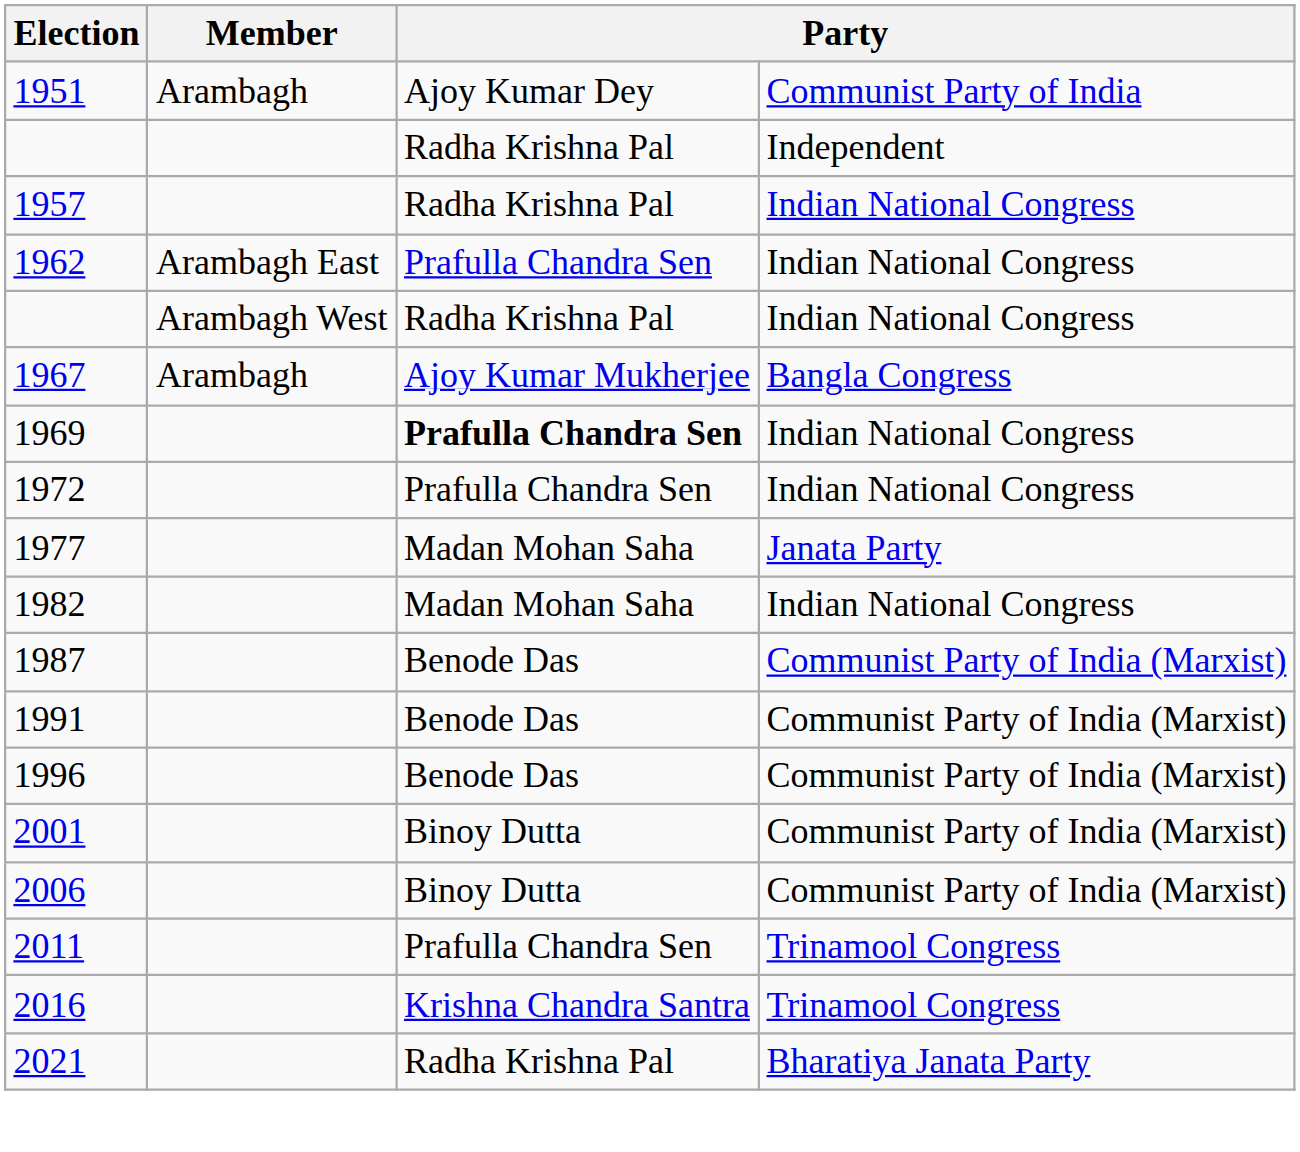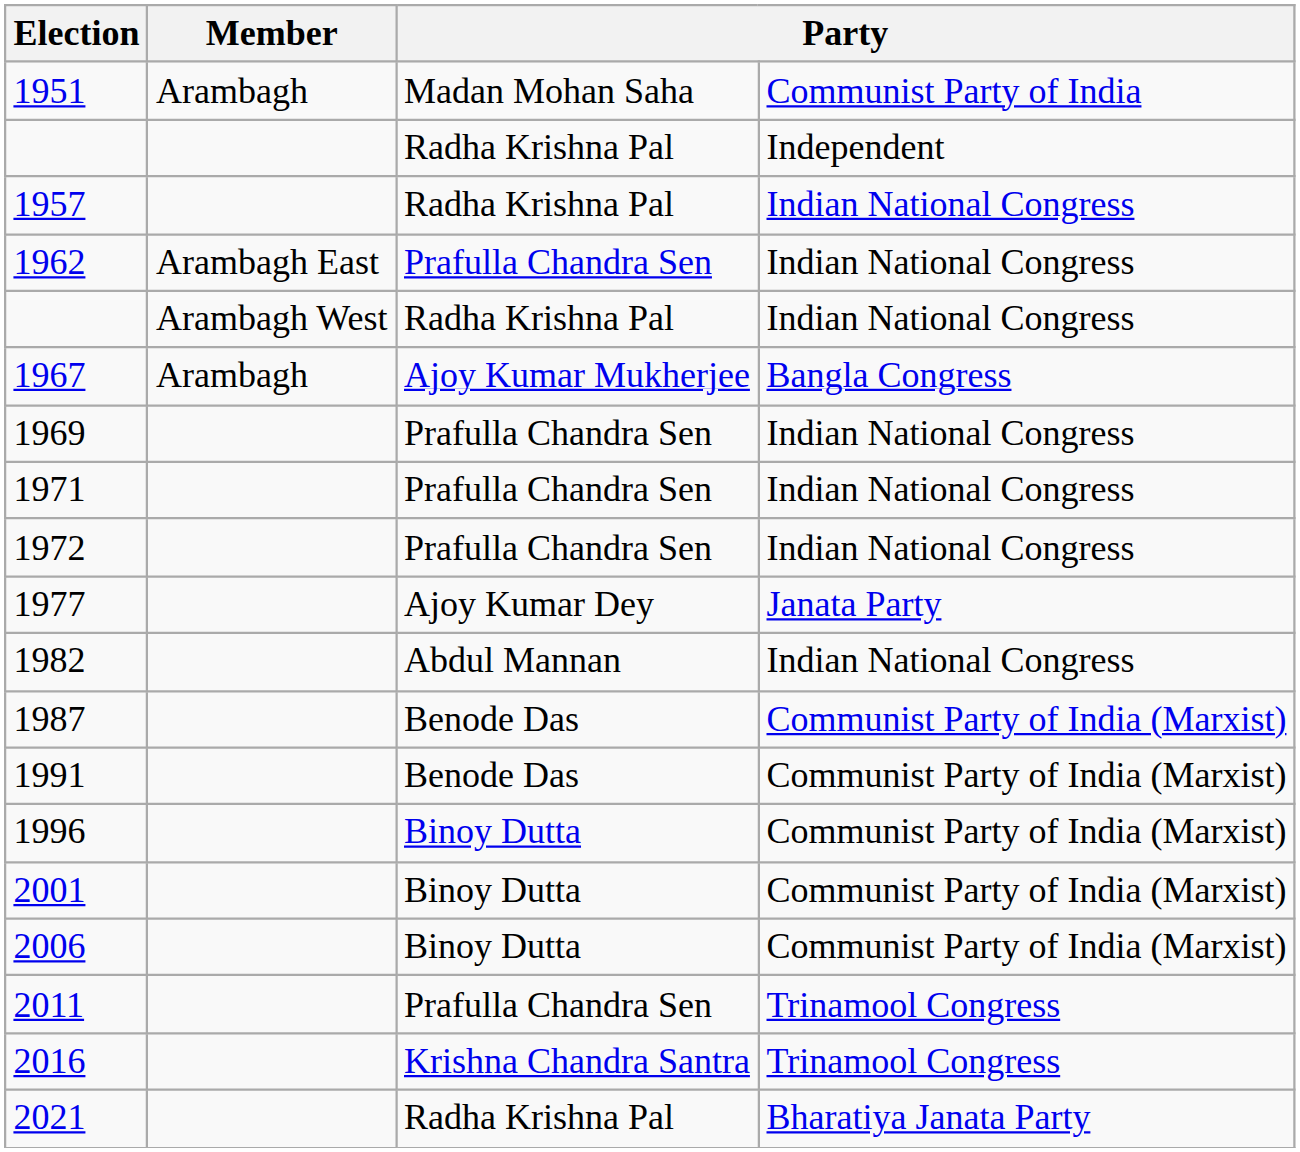(529, 90) Ajoy Kumar Dey -> (549, 90) Madan Mohan Saha
(573, 432) bold -> (558, 432) normal
+ row: (49, 489)
(549, 546) Madan Mohan Saha -> (529, 603) Ajoy Kumar Dey
(549, 603) Madan Mohan Saha -> (512, 661) Abdul Mannan
(491, 775) Benode Das -> (493, 832) Binoy Dutta
